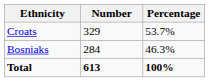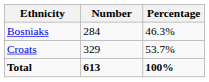rows swapped: (22, 31) <-> (28, 49)
